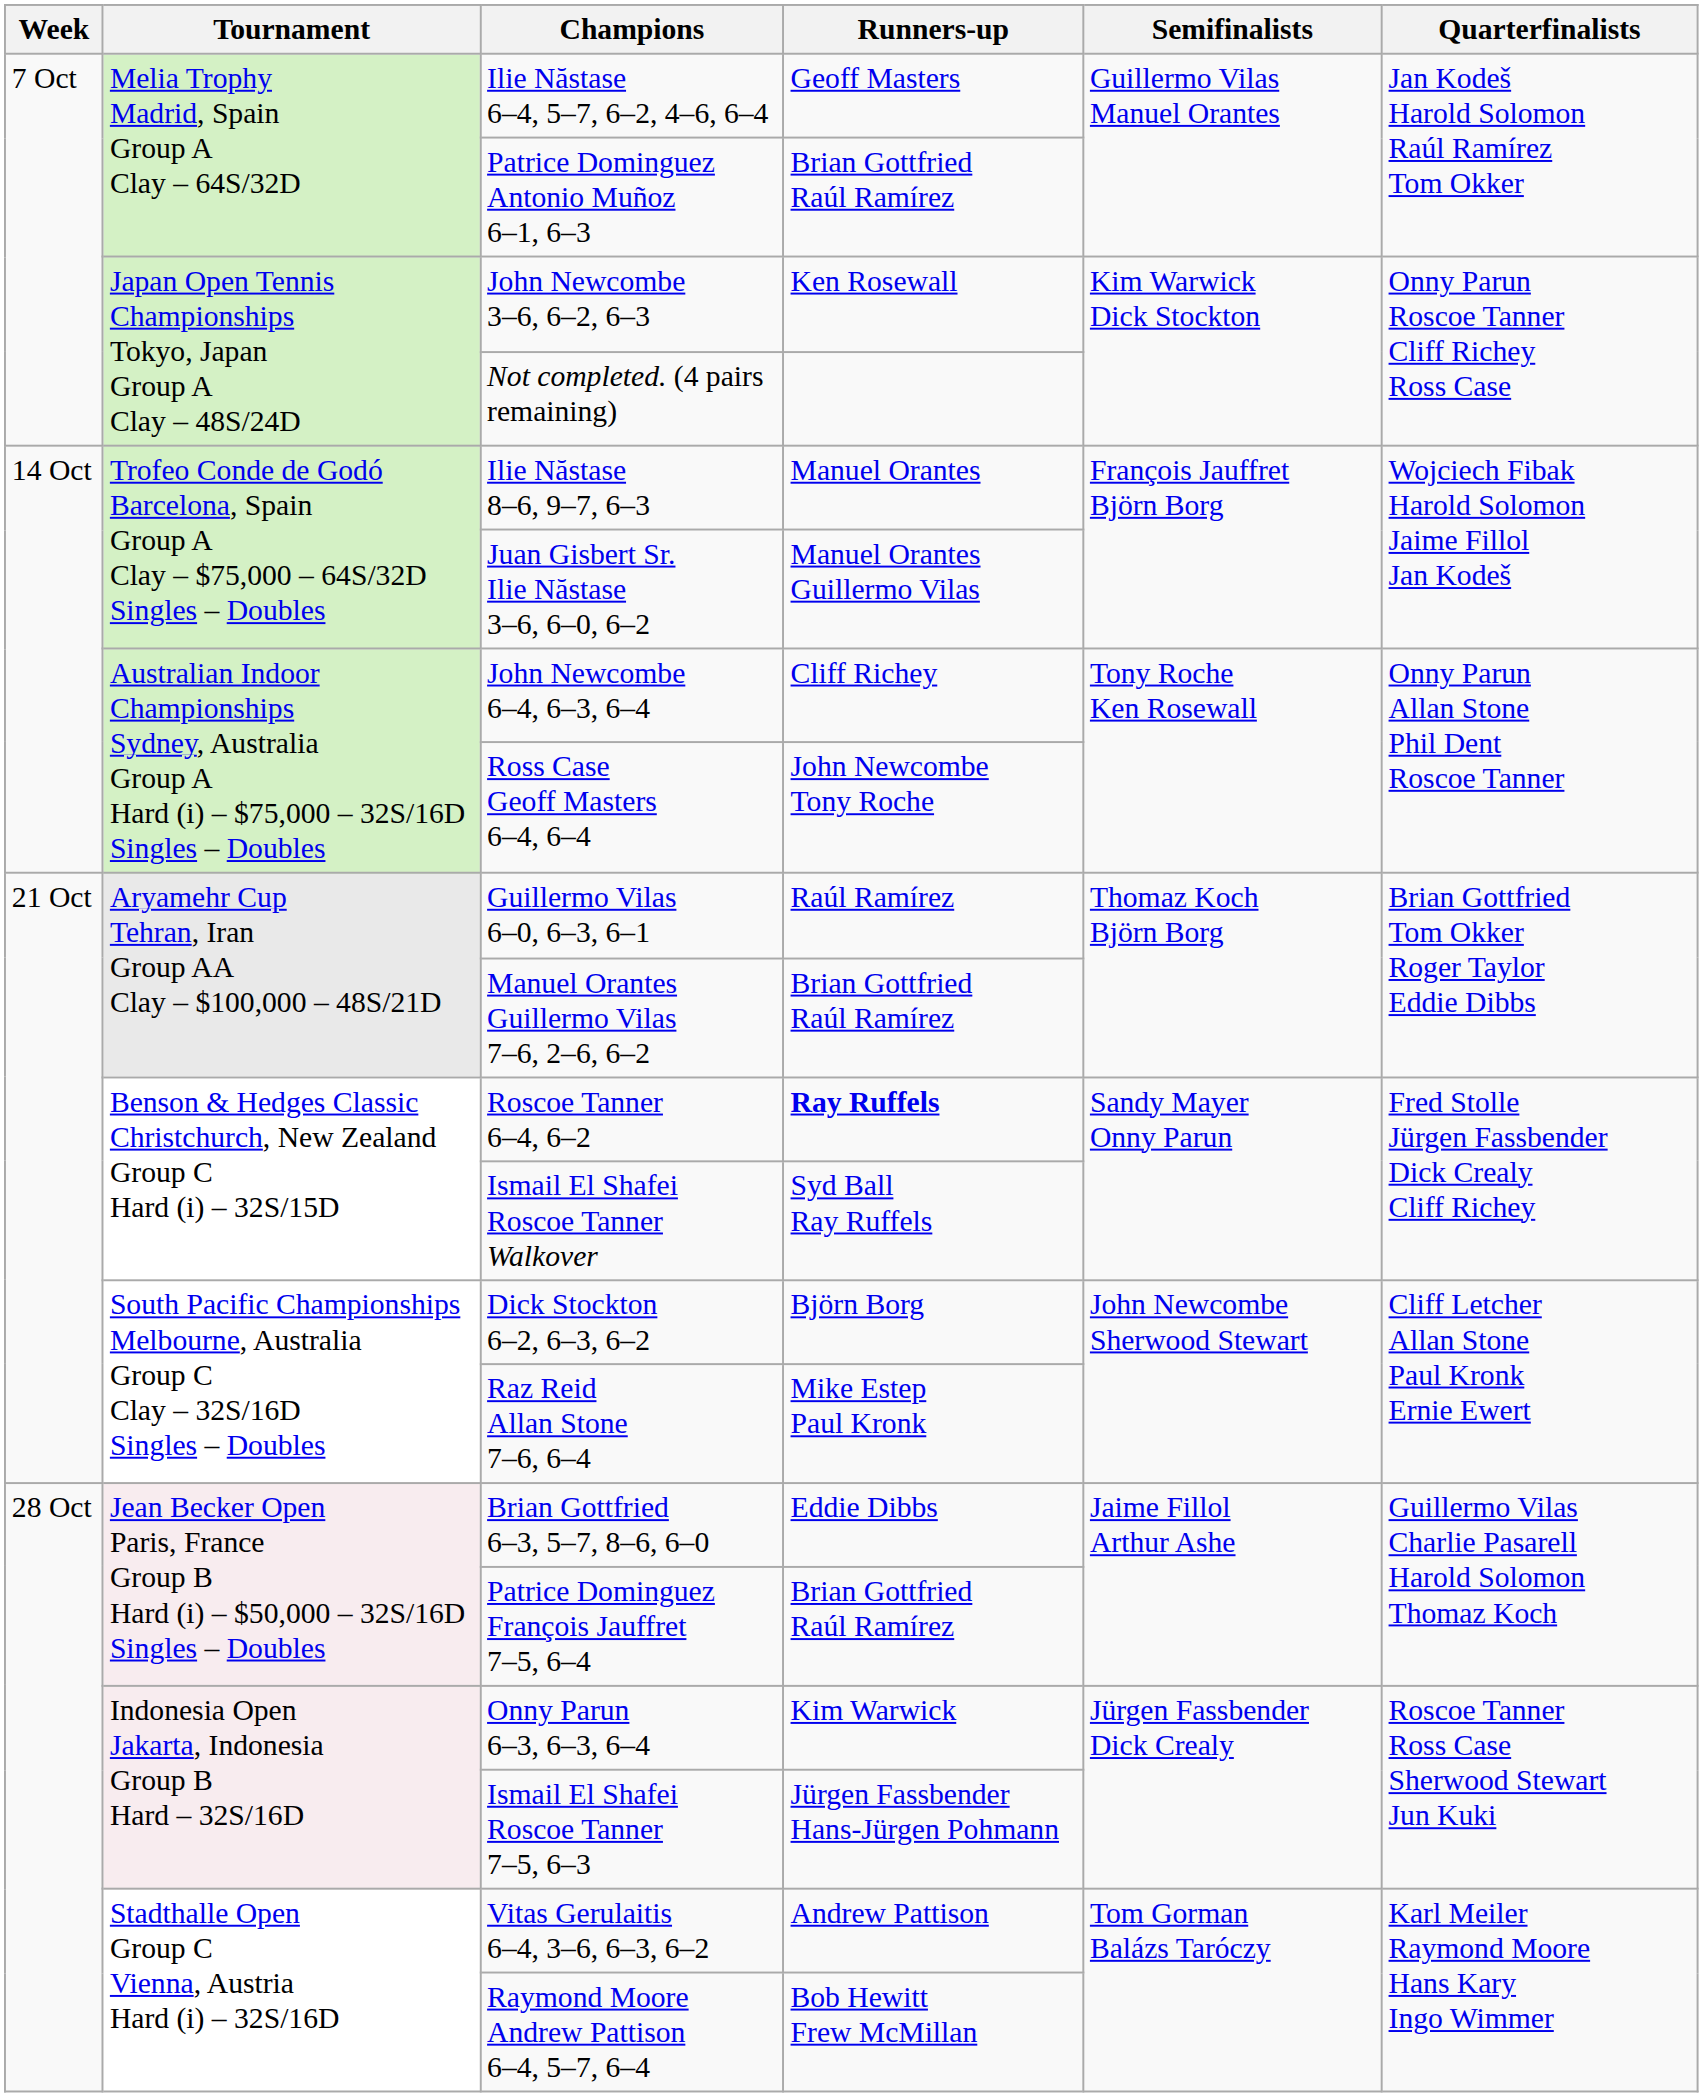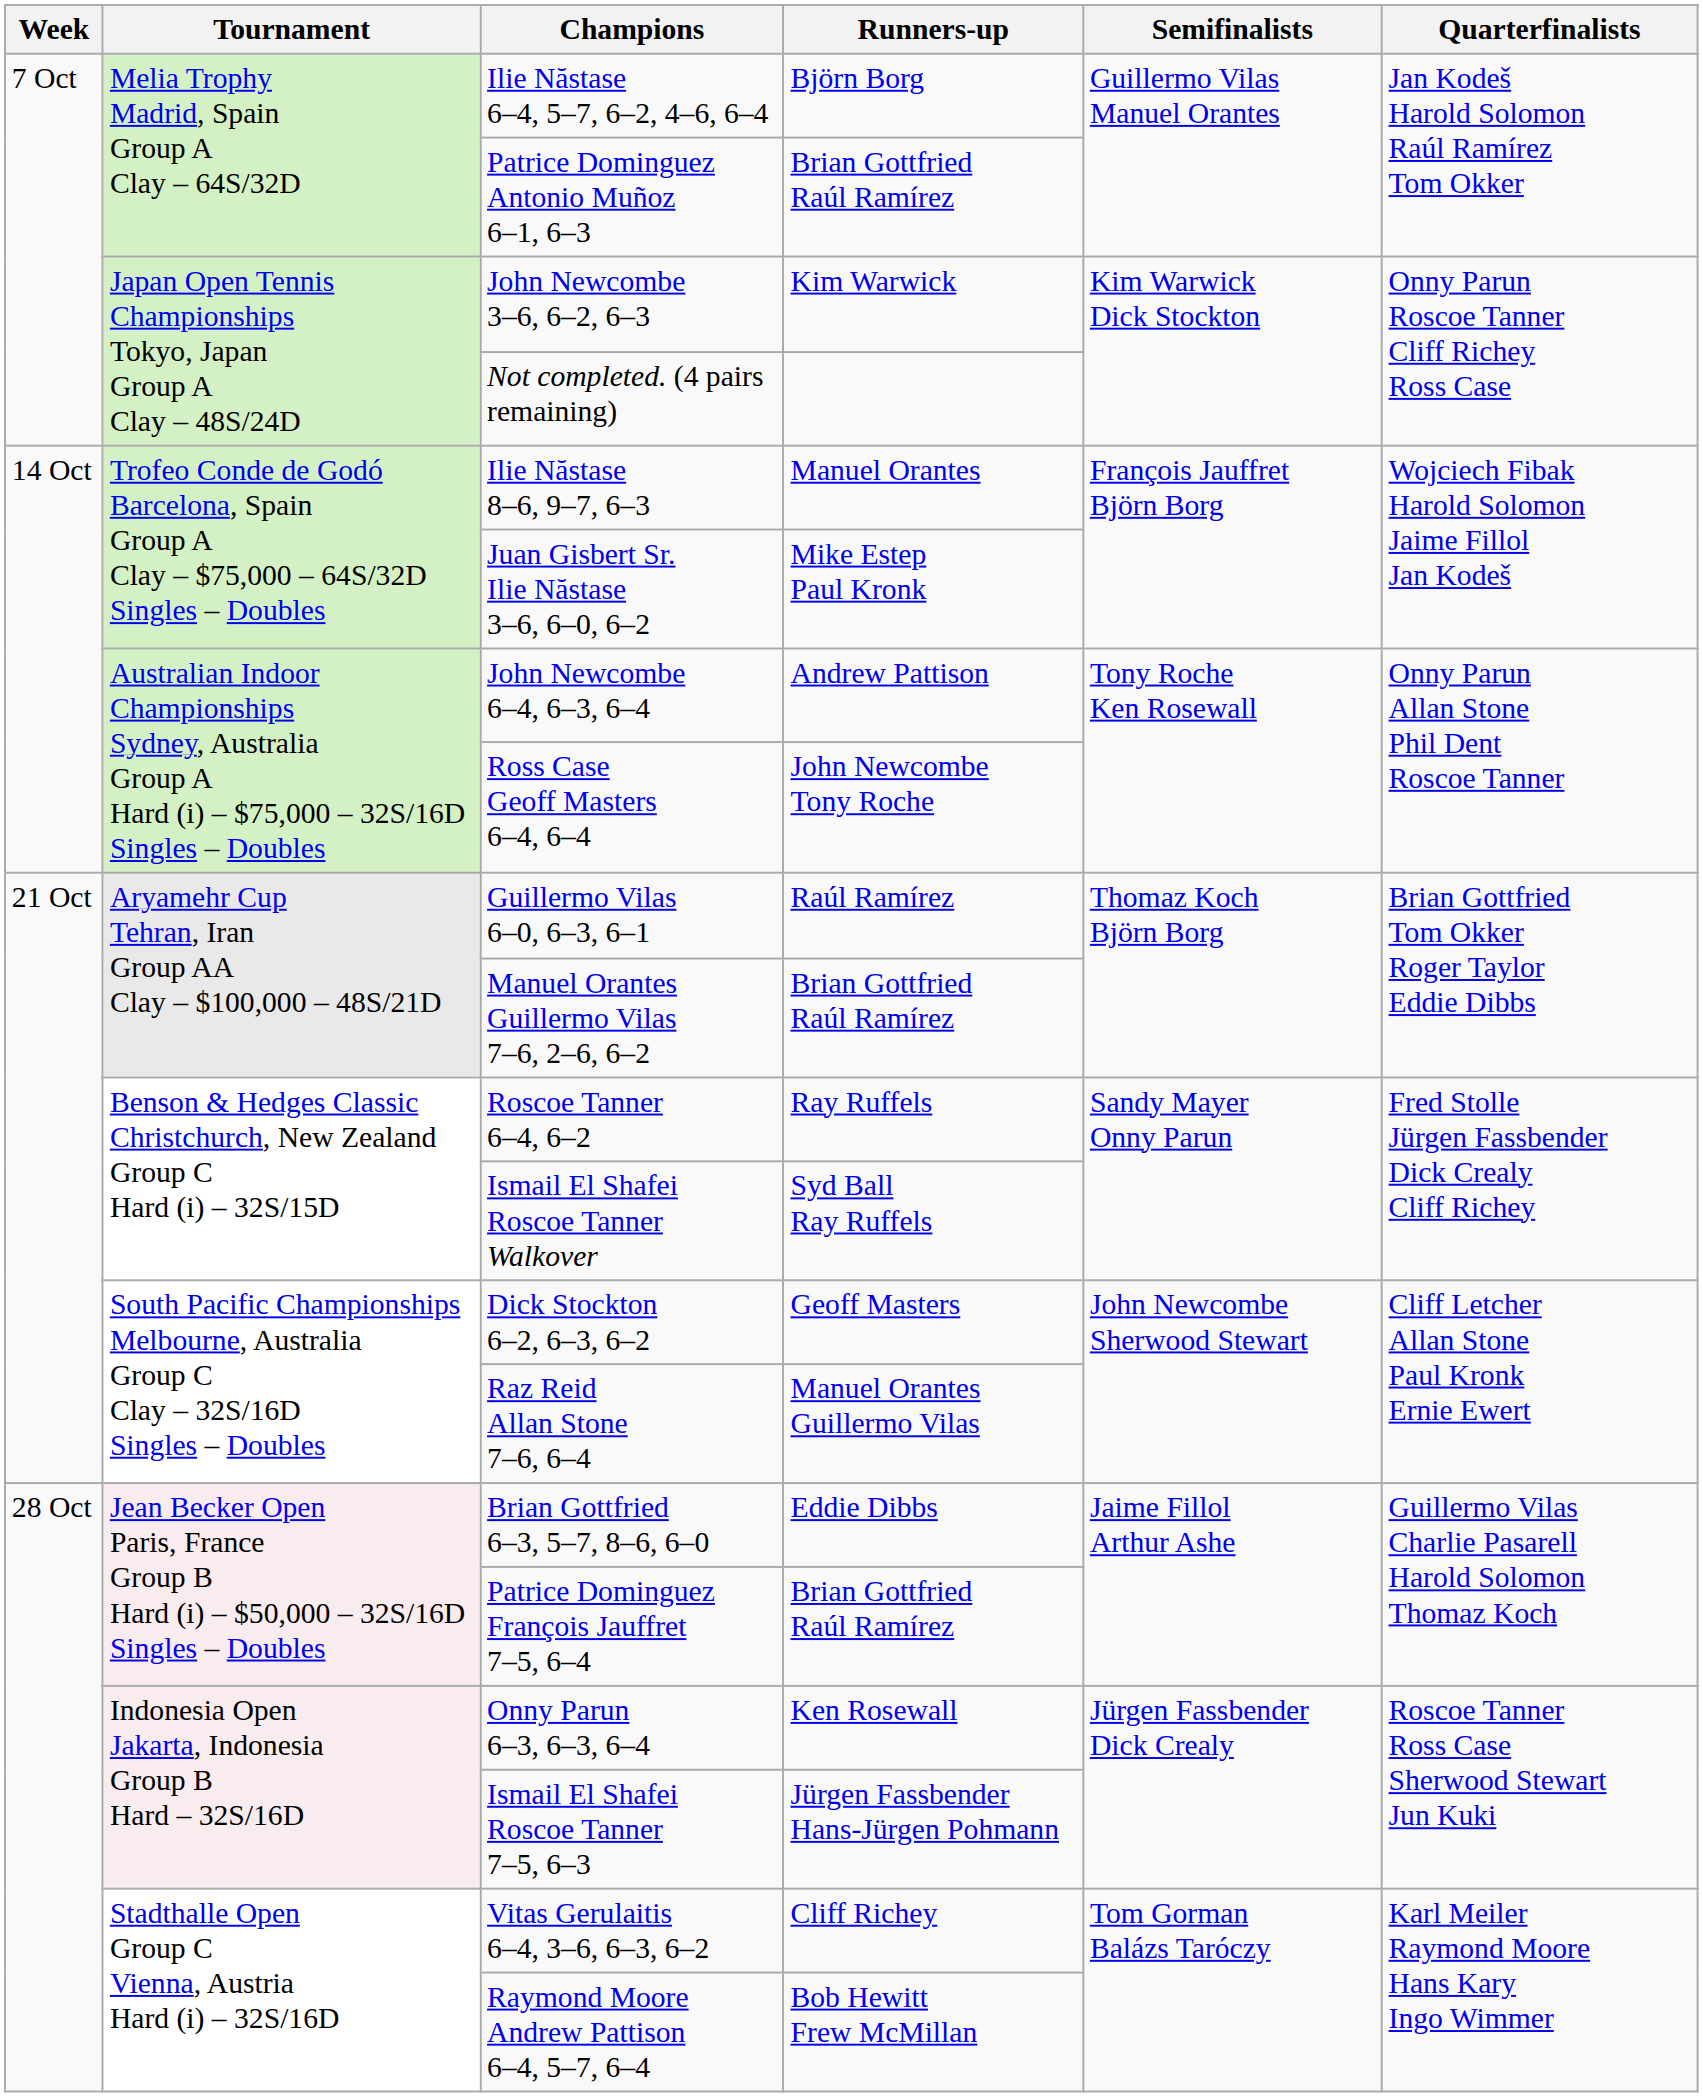(875, 77) Geoff Masters -> (857, 77) Björn Borg
(874, 281) Ken Rosewall -> (873, 281) Kim Warwick
(886, 571) Manuel Orantes Guillermo Vilas -> (858, 571) Mike Estep Paul Kronk
(864, 673) Cliff Richey -> (890, 673) Andrew Pattison
(865, 1100) bold -> (861, 1100) normal
(857, 1303) Björn Borg -> (875, 1303) Geoff Masters
(858, 1405) Mike Estep Paul Kronk -> (886, 1405) Manuel Orantes Guillermo Vilas
(873, 1709) Kim Warwick -> (874, 1709) Ken Rosewall
(890, 1912) Andrew Pattison -> (864, 1912) Cliff Richey
